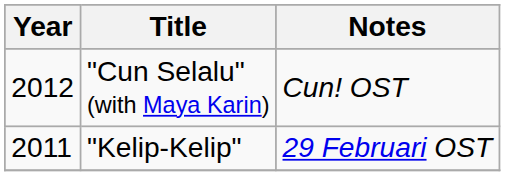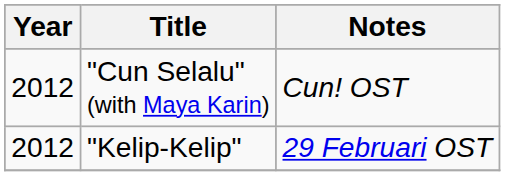(42, 147) 2011 -> (43, 147) 2012
